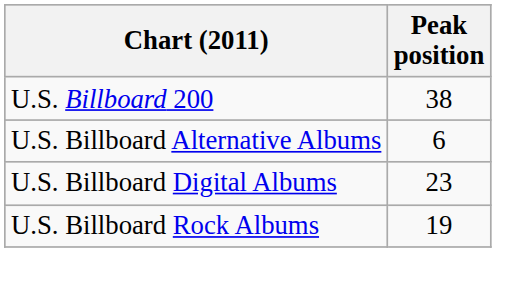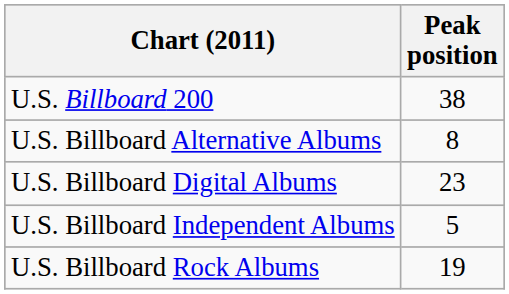(439, 140) 6 -> (452, 140) 8
+ row: (203, 225)
